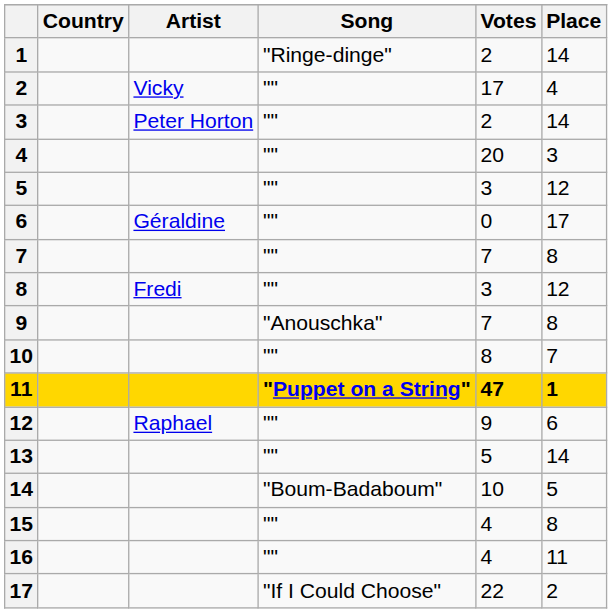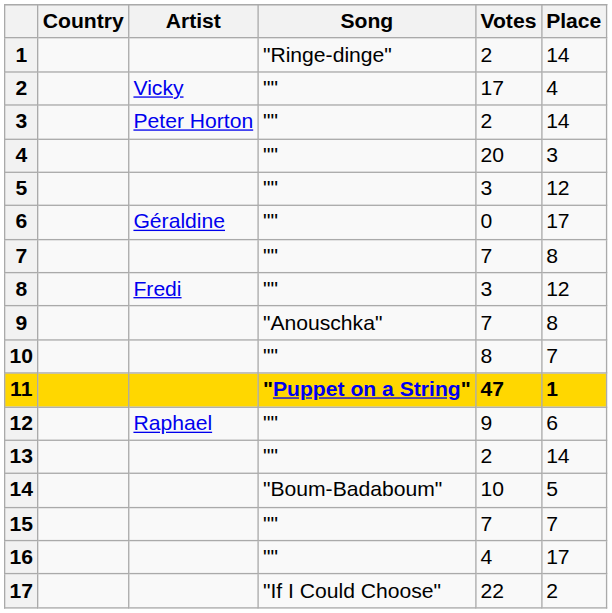(486, 456) 5 -> (486, 456) 2
(486, 523) 4 -> (486, 523) 7
(552, 523) 8 -> (552, 523) 7
(557, 557) 11 -> (558, 557) 17
